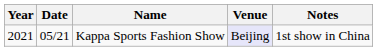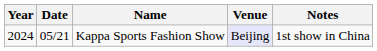(21, 35) 2021 -> (21, 35) 2024
